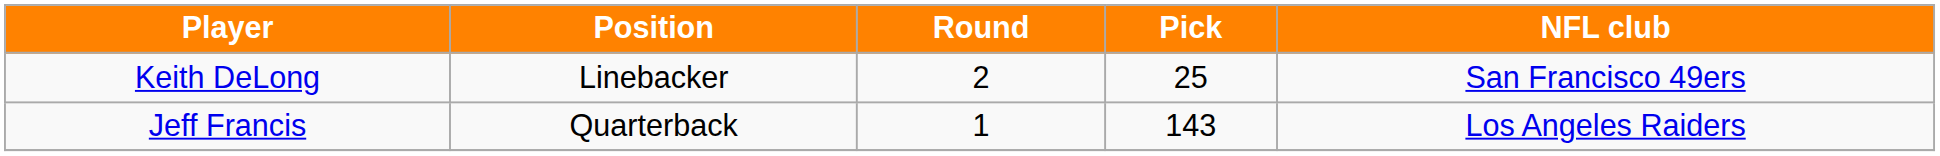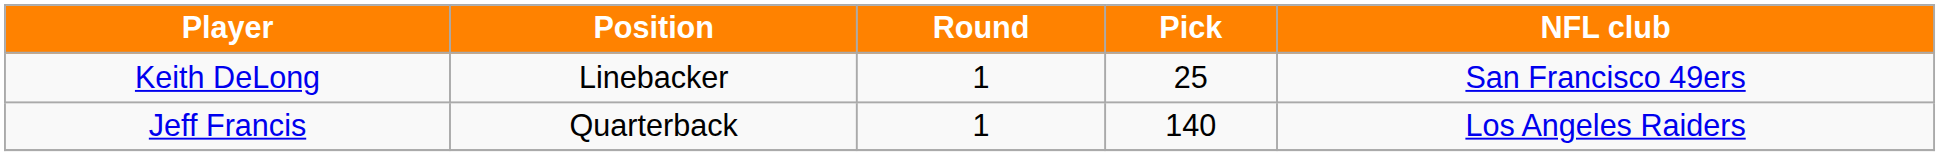(981, 77) 2 -> (981, 77) 1
(1191, 125) 143 -> (1191, 125) 140
